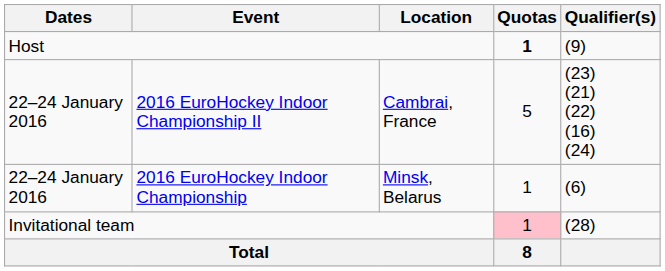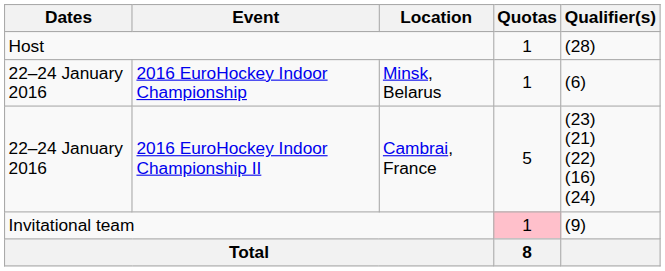(527, 45) bold -> (527, 45) normal
(575, 45) (9) -> (580, 45) (28)
rows swapped: (232, 187) <-> (232, 111)
(580, 225) (28) -> (575, 225) (9)
